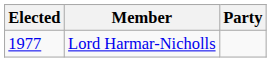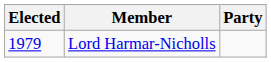(25, 43) 1977 -> (25, 43) 1979
